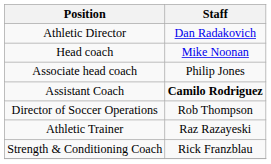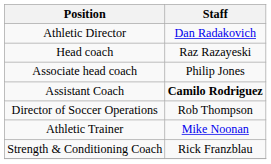(215, 52) Mike Noonan -> (215, 52) Raz Razayeski
(215, 129) Raz Razayeski -> (215, 129) Mike Noonan
